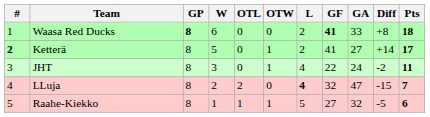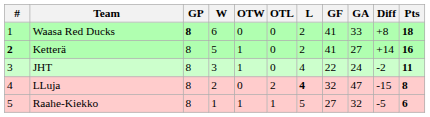columns swapped: (280, 13) <-> (249, 13)
(331, 31) bold -> (331, 31) normal
(408, 49) 17 -> (408, 49) 16
(405, 85) 7 -> (405, 85) 8
